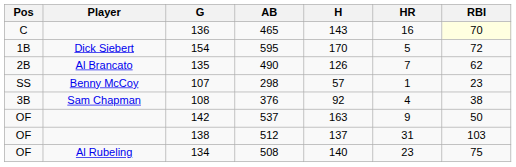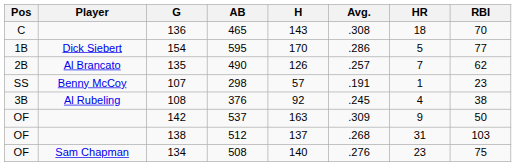+ column: (359, 13)
(407, 30) 16 -> (420, 30) 18
(477, 30) lightyellow background -> (481, 30) no background
(477, 48) 72 -> (481, 48) 77
(104, 100) Sam Chapman -> (92, 100) Al Rubeling
(104, 153) Al Rubeling -> (92, 153) Sam Chapman
